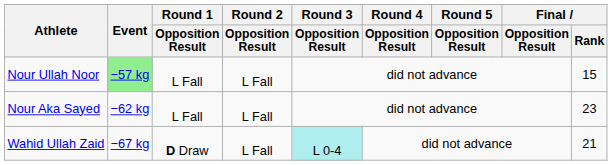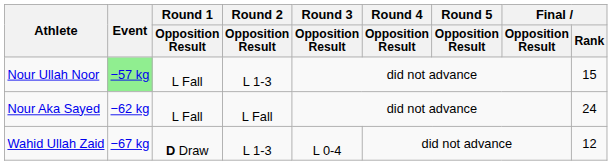(257, 82) L Fall -> (257, 82) L 1-3
(589, 109) 23 -> (589, 109) 24
(257, 151) L Fall -> (257, 151) L 1-3
(327, 151) paleturquoise background -> (327, 151) no background
(589, 144) 21 -> (589, 144) 12
